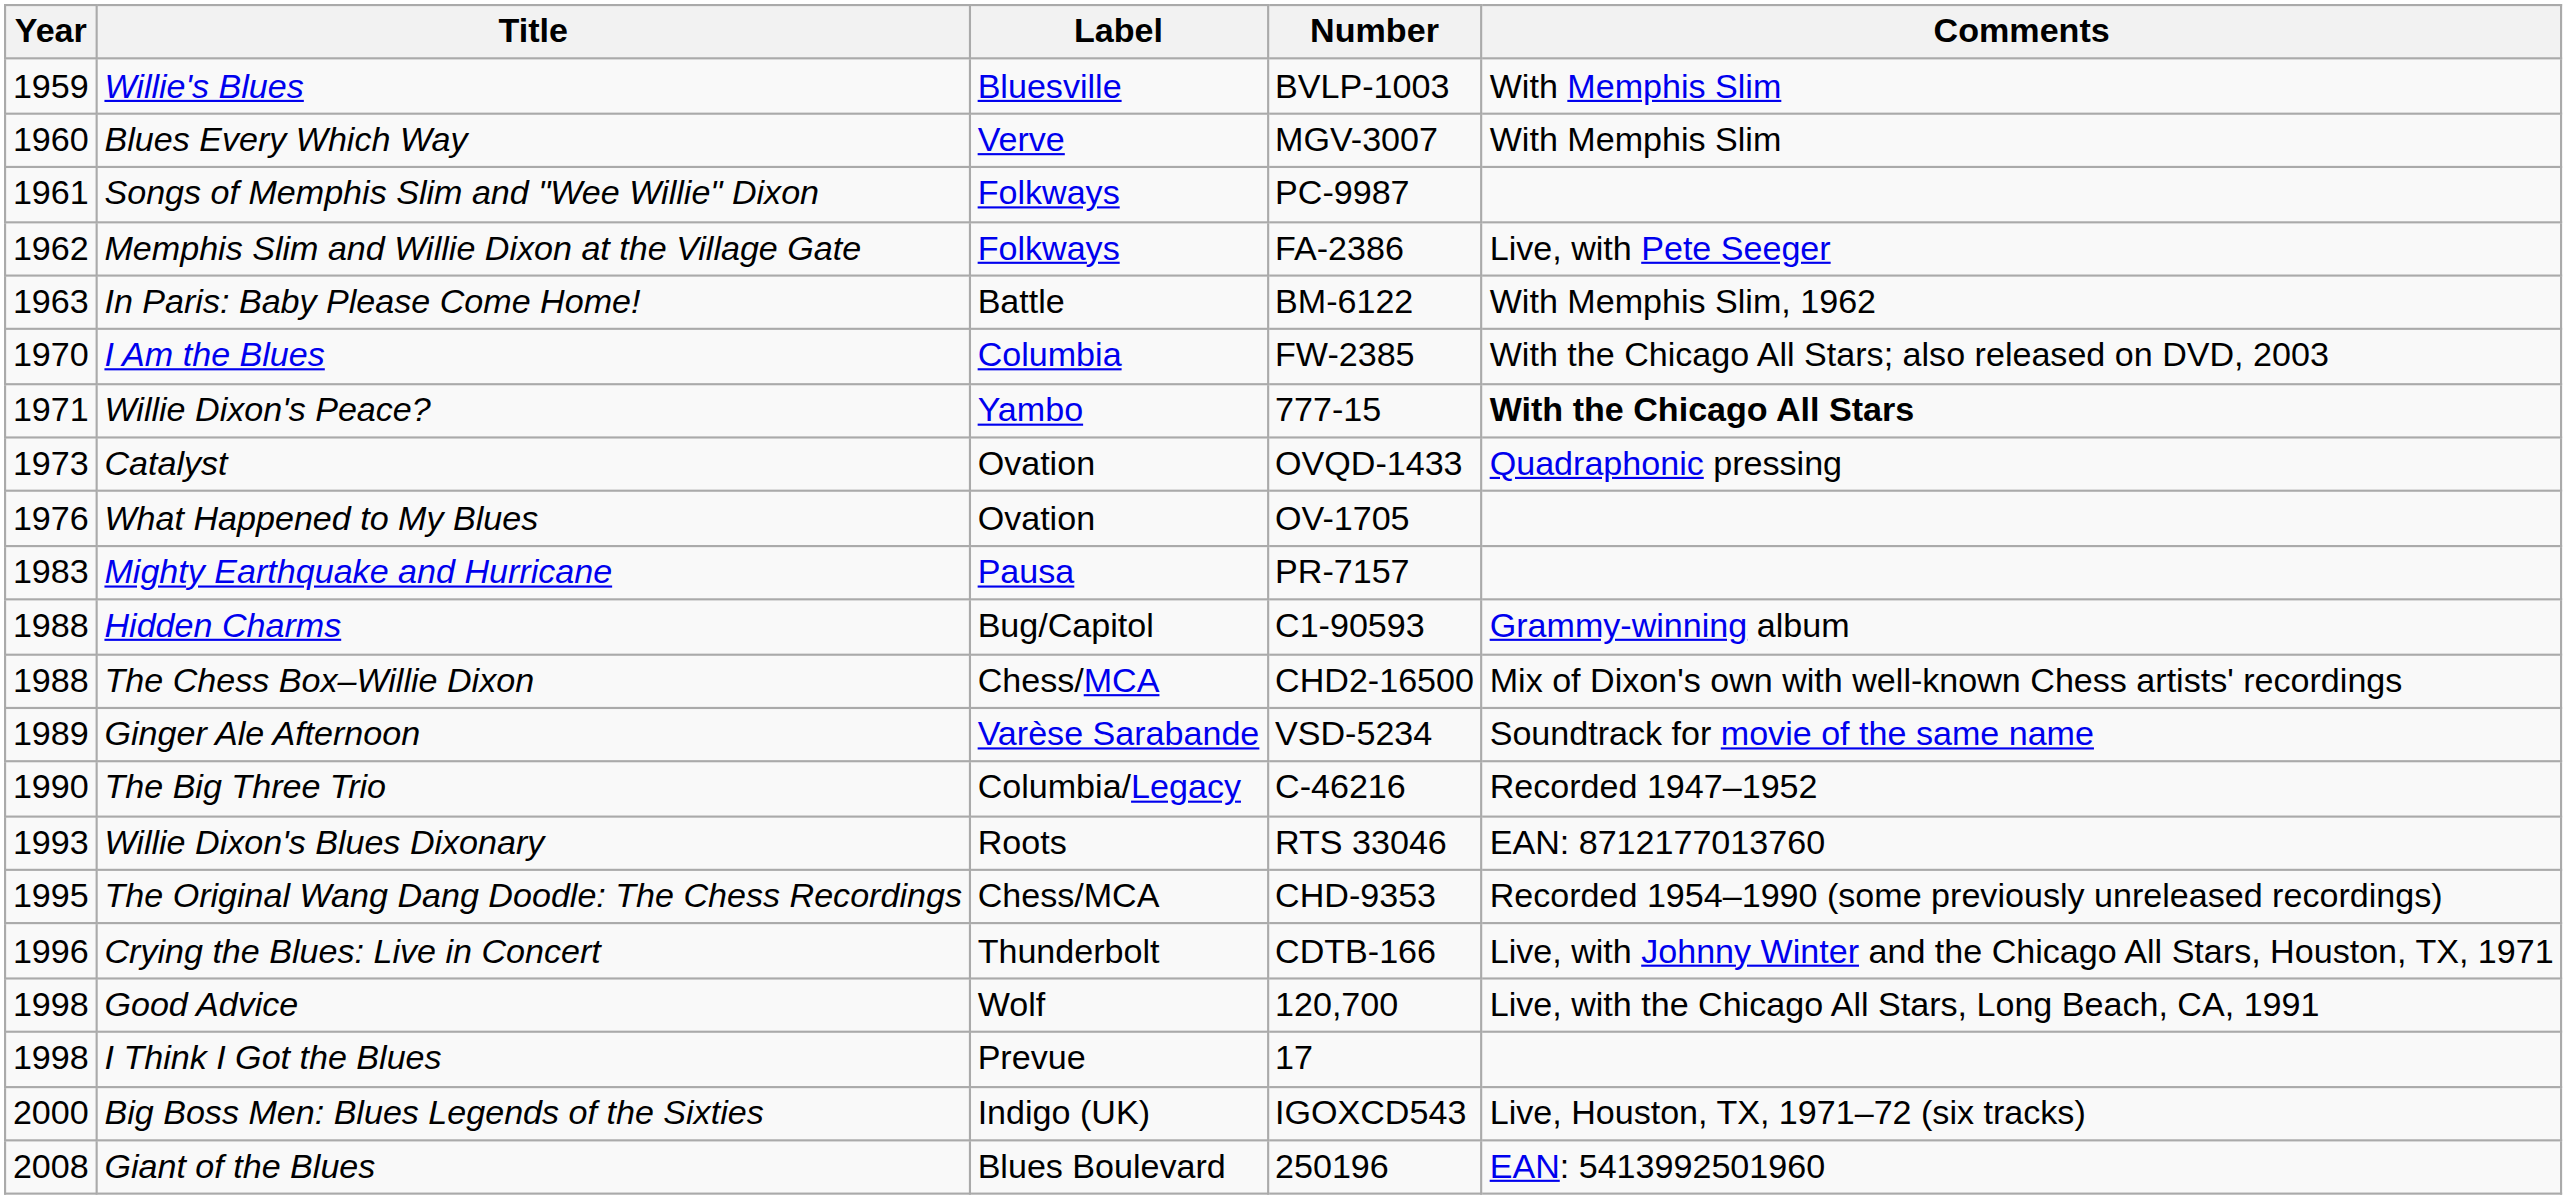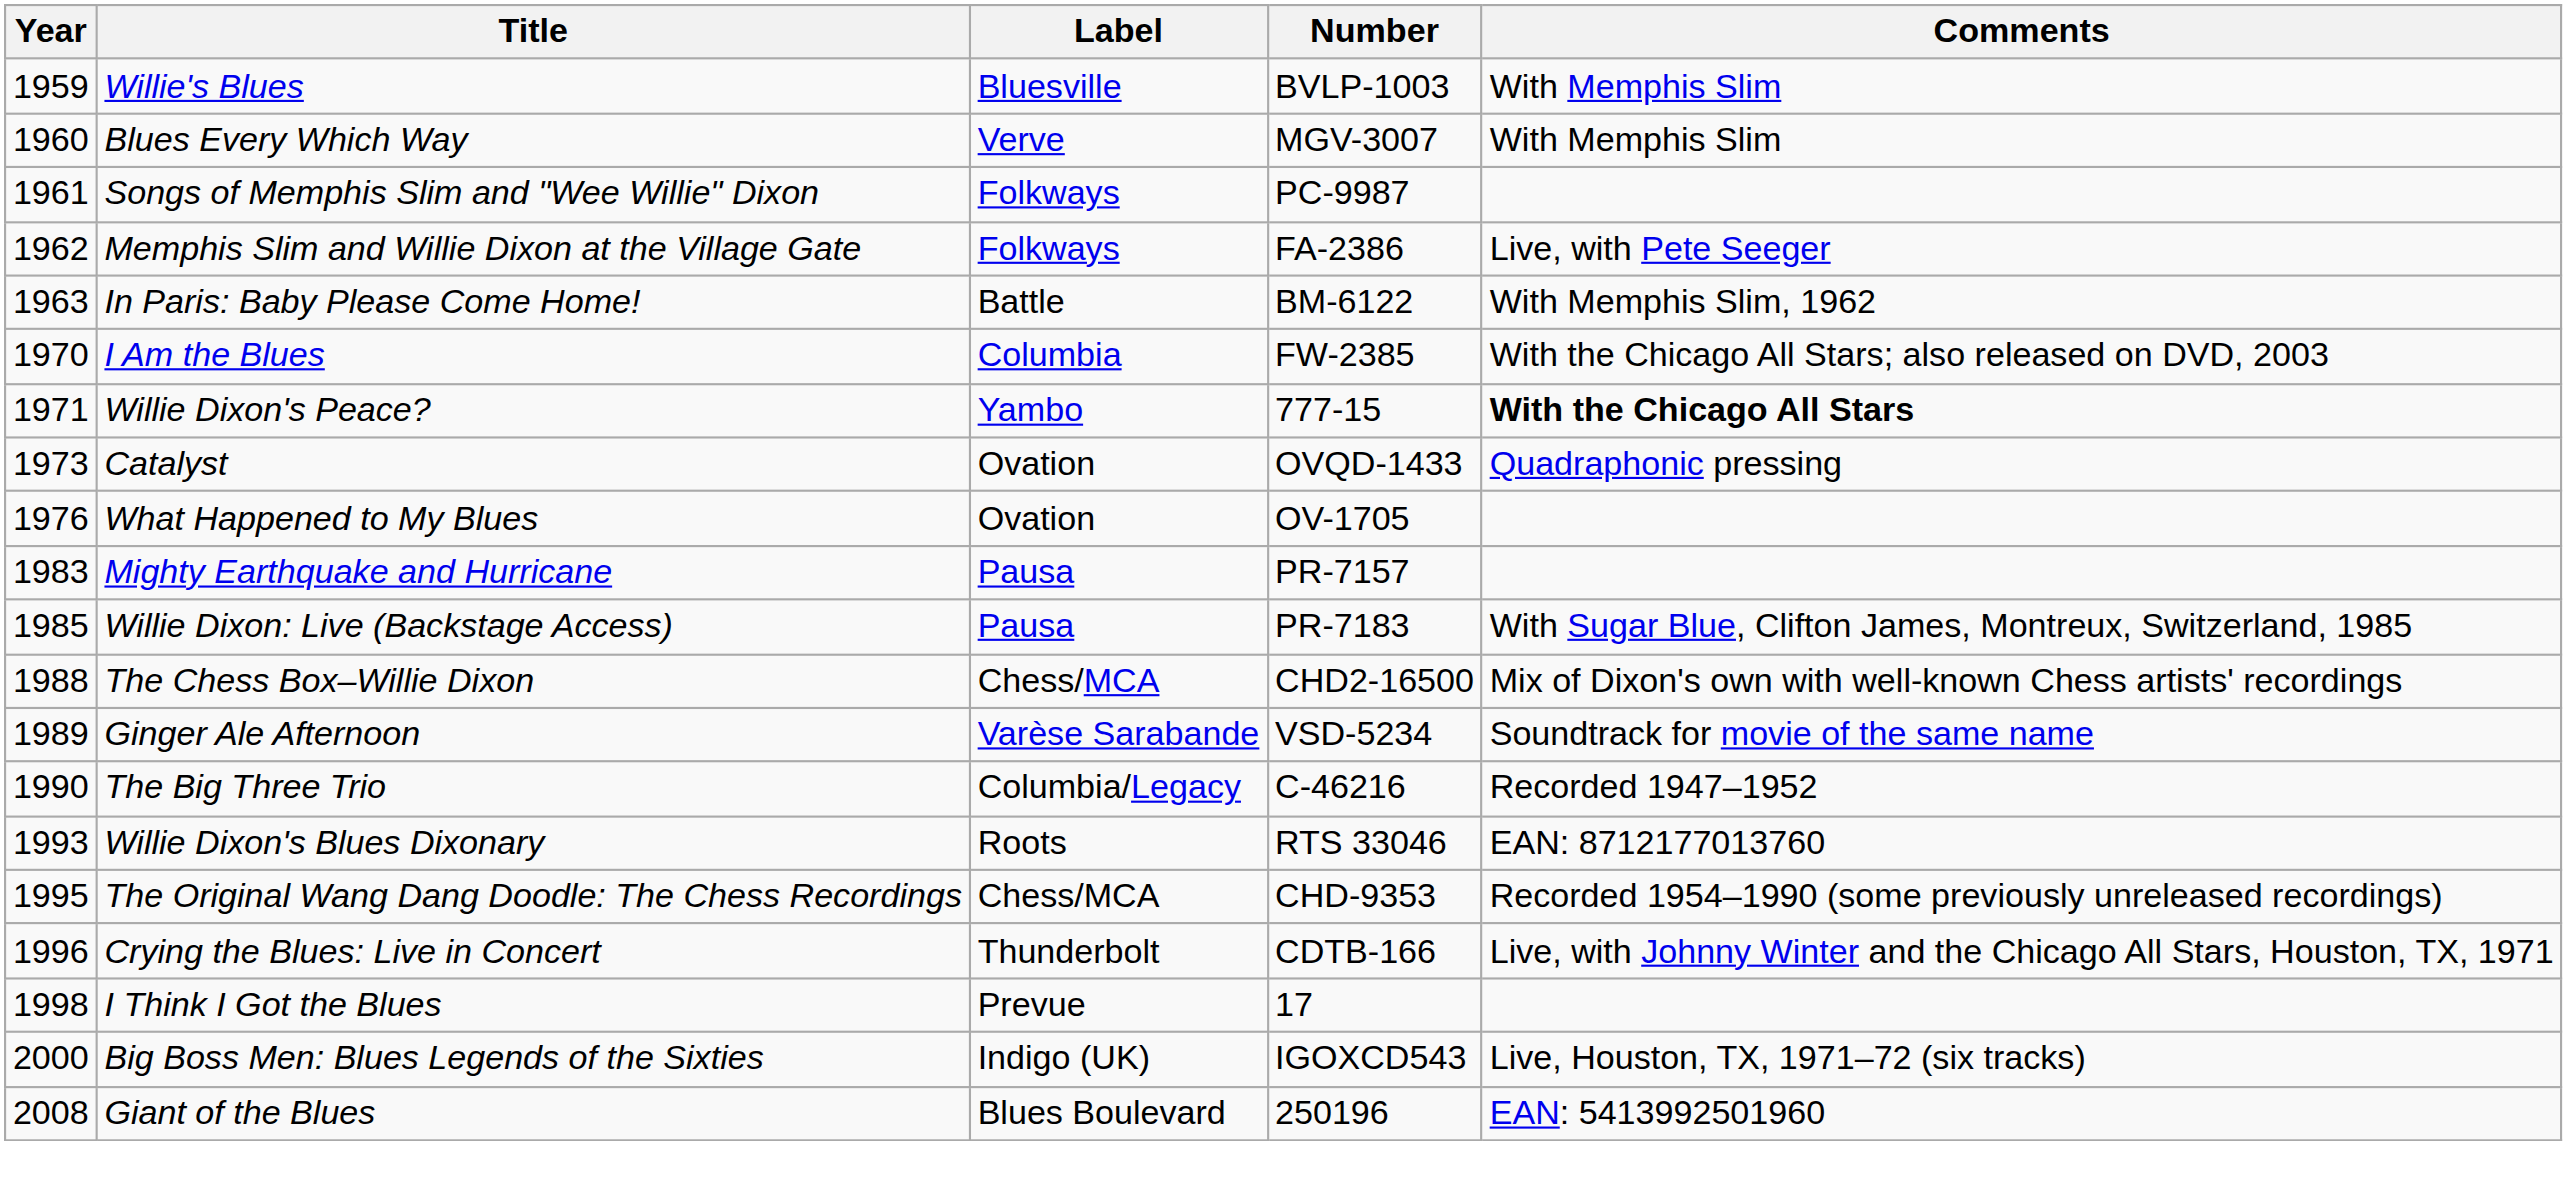+ row: (389, 626)
- row: (223, 626)
- row: (201, 1004)
